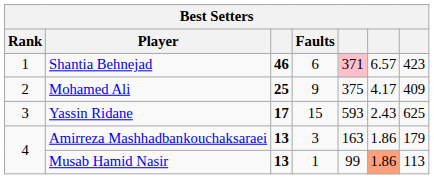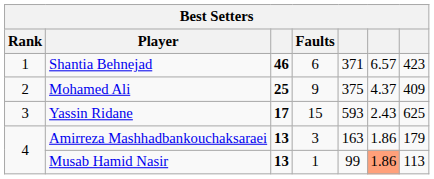(353, 65) pink background -> (353, 65) no background
(383, 89) 4.17 -> (383, 89) 4.37
